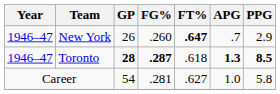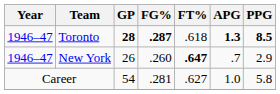rows swapped: (85, 36) <-> (79, 57)
